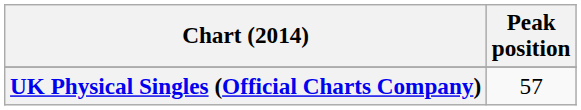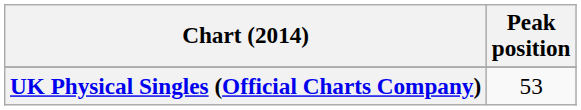(531, 85) 57 -> (531, 85) 53
